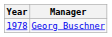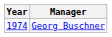(17, 26) 1978 -> (17, 26) 1974
